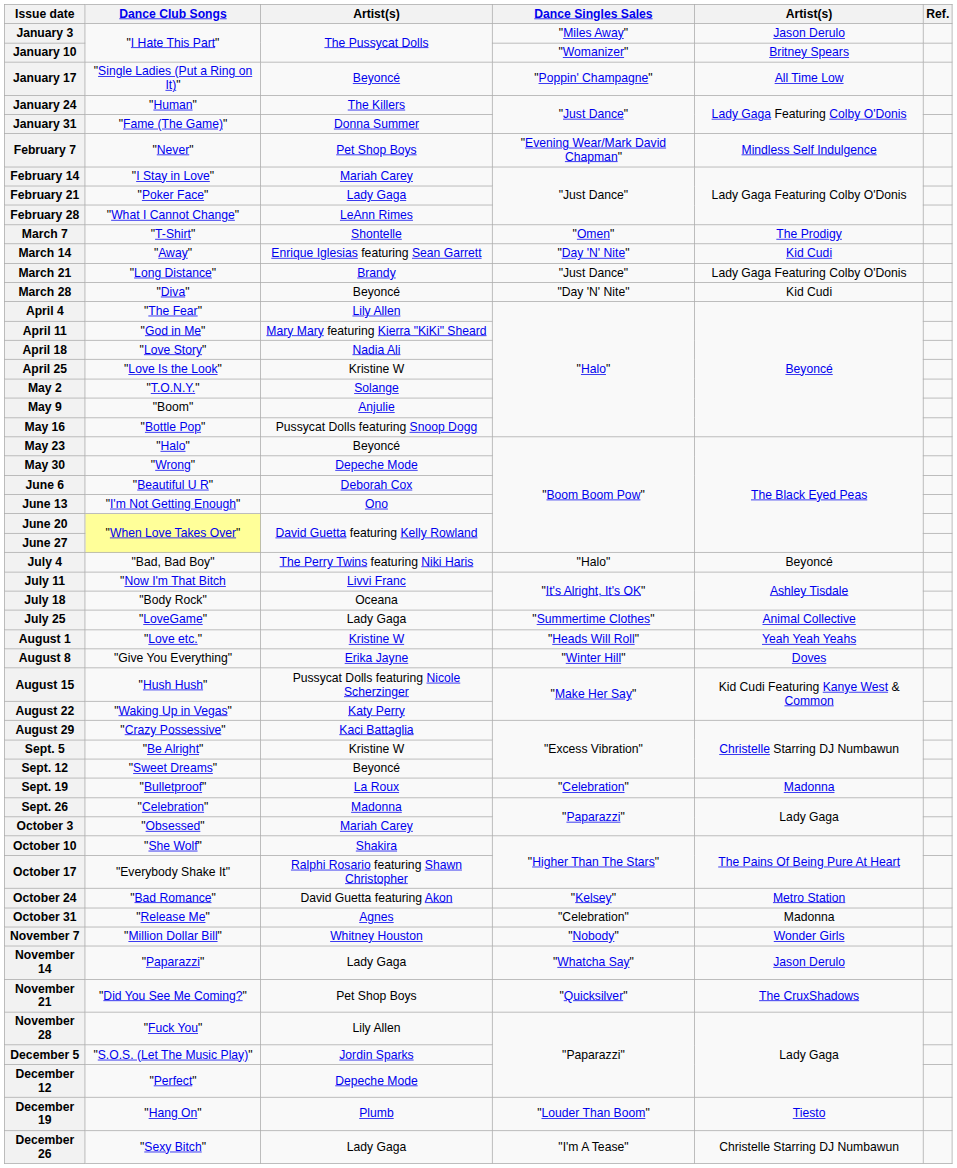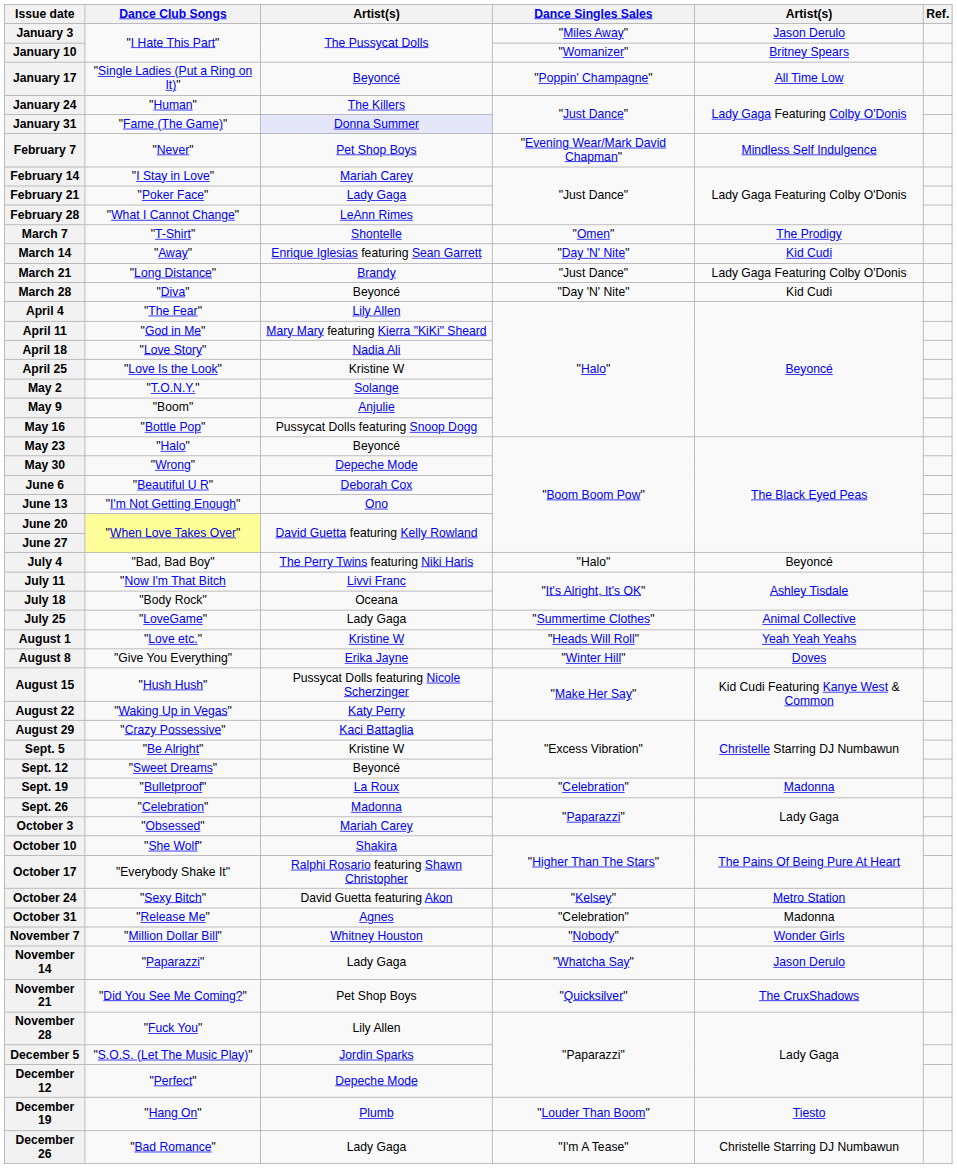(376, 124) no background -> (376, 124) lavender background
(173, 898) "Bad Romance" -> (173, 898) "Sexy Bitch"
(173, 1146) "Sexy Bitch" -> (173, 1146) "Bad Romance"
